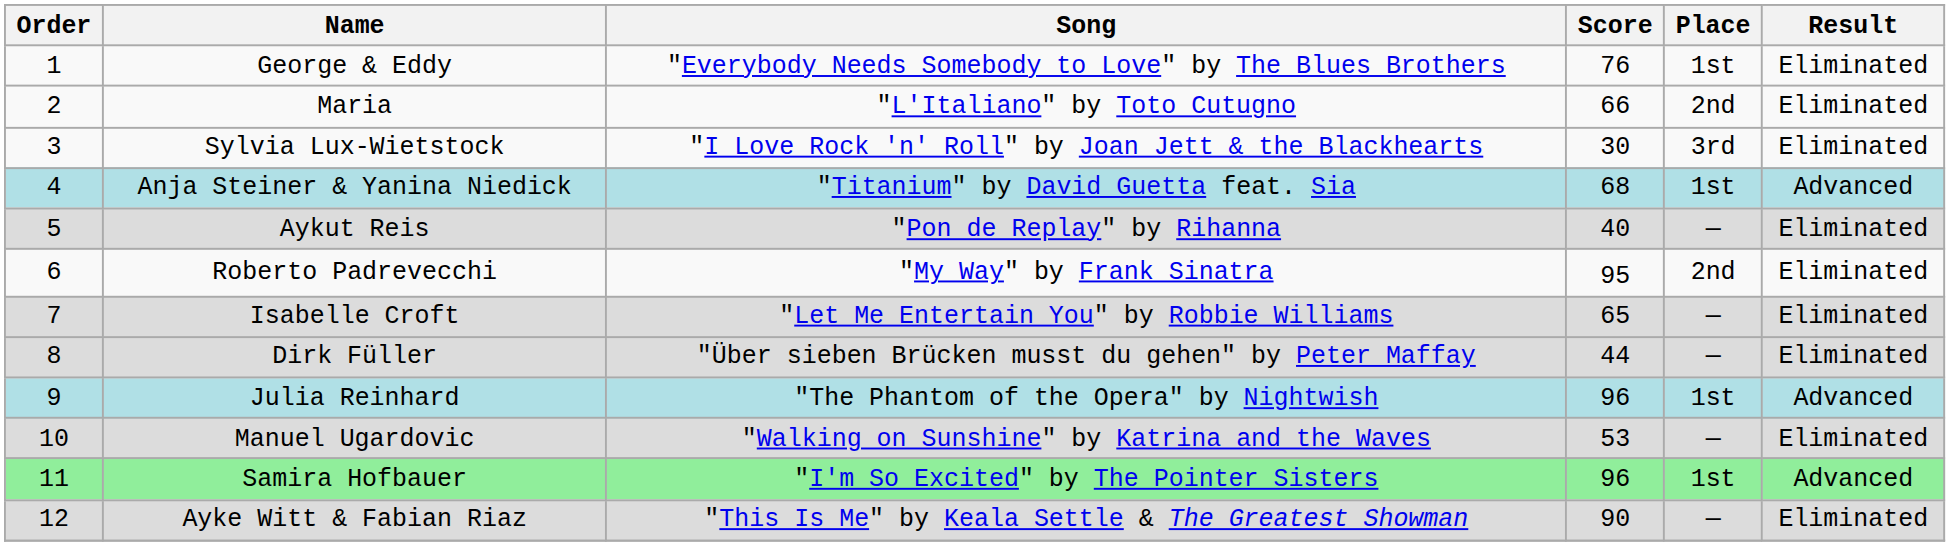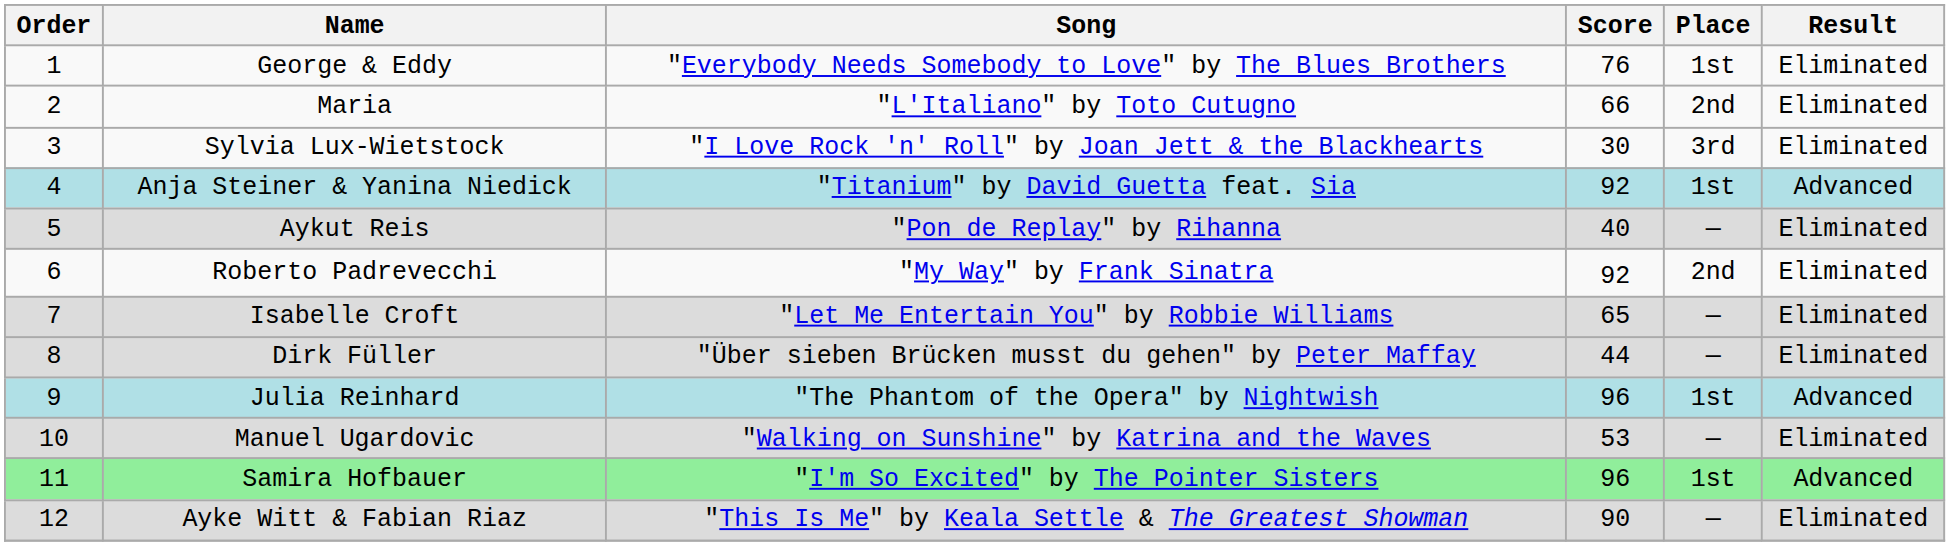(1615, 188) 68 -> (1615, 188) 92
(1615, 276) 95 -> (1615, 276) 92
